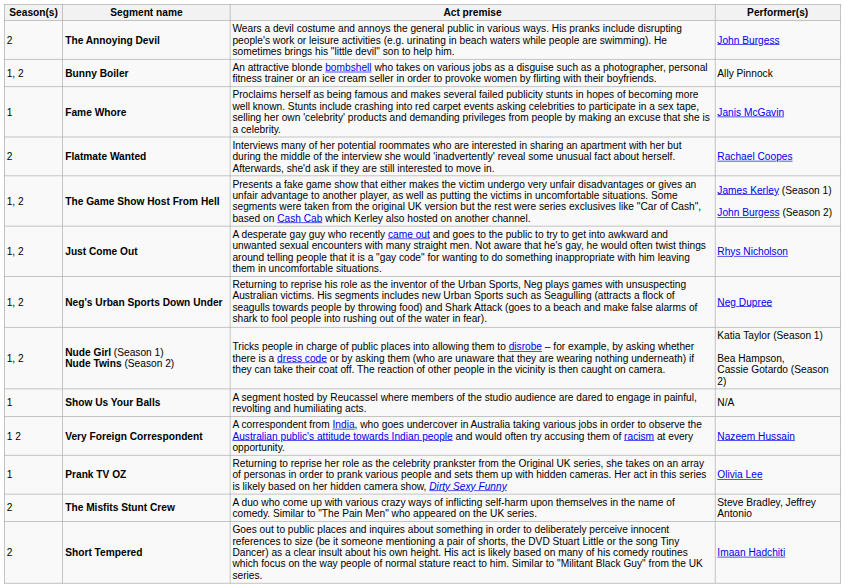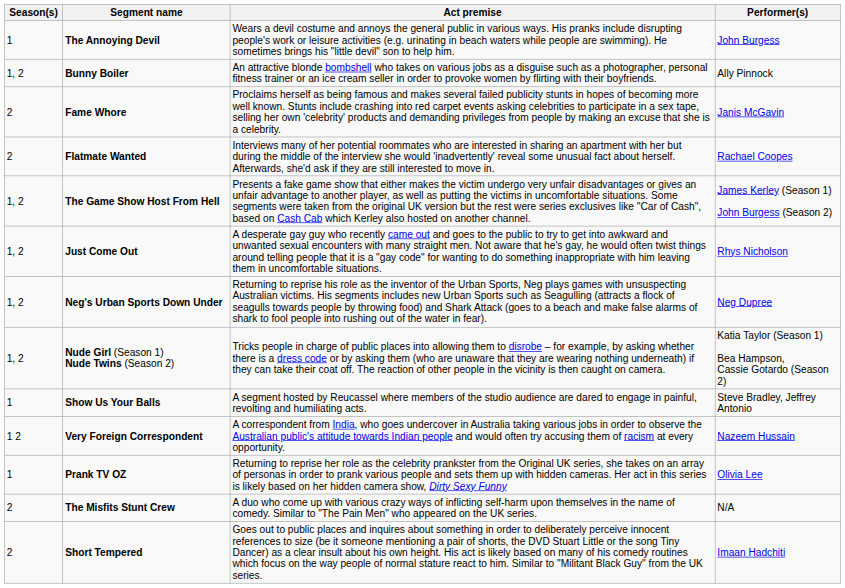(10, 40) 2 -> (10, 40) 1
(10, 112) 1 -> (10, 112) 2
(726, 403) N/A -> (767, 403) Steve Bradley, Jeffrey Antonio
(767, 508) Steve Bradley, Jeffrey Antonio -> (726, 508) N/A
